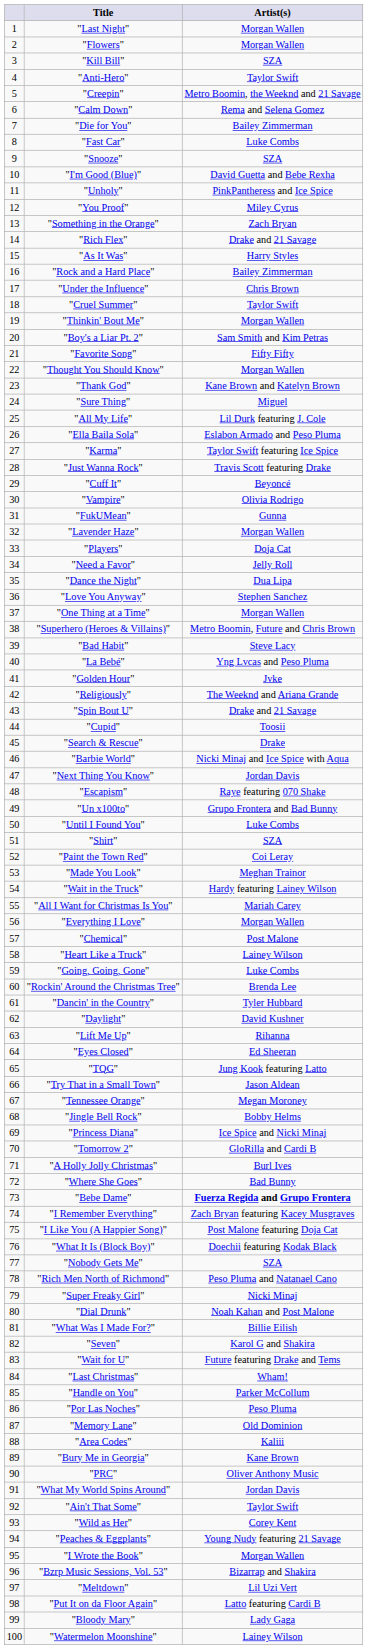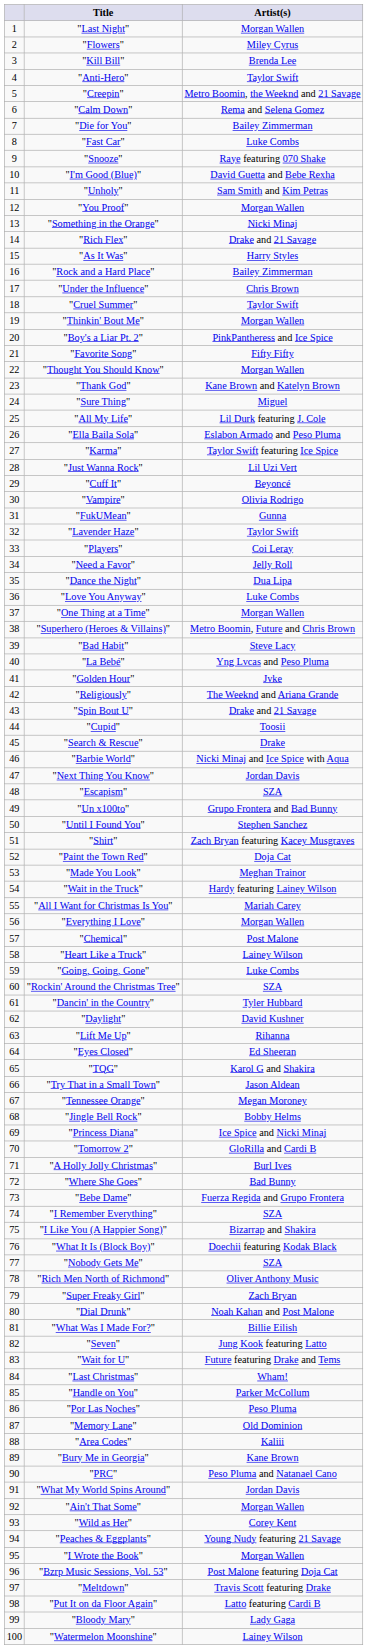(273, 45) Morgan Wallen -> (273, 45) Miley Cyrus
(273, 61) SZA -> (273, 61) Brenda Lee
(273, 158) SZA -> (273, 158) Raye featuring 070 Shake
(273, 191) PinkPantheress and Ice Spice -> (273, 191) Sam Smith and Kim Petras
(273, 207) Miley Cyrus -> (273, 207) Morgan Wallen
(273, 223) Zach Bryan -> (273, 223) Nicki Minaj
(273, 337) Sam Smith and Kim Petras -> (273, 337) PinkPantheress and Ice Spice
(273, 467) Travis Scott featuring Drake -> (273, 467) Lil Uzi Vert
(273, 532) Morgan Wallen -> (273, 532) Taylor Swift
(273, 548) Doja Cat -> (273, 548) Coi Leray
(273, 597) Stephen Sanchez -> (273, 597) Luke Combs
(273, 792) Raye featuring 070 Shake -> (273, 792) SZA
(273, 824) Luke Combs -> (273, 824) Stephen Sanchez
(273, 840) SZA -> (273, 840) Zach Bryan featuring Kacey Musgraves
(273, 857) Coi Leray -> (273, 857) Doja Cat
(273, 987) Brenda Lee -> (273, 987) SZA
(273, 1068) Jung Kook featuring Latto -> (273, 1068) Karol G and Shakira
(273, 1198) bold -> (273, 1198) normal
(273, 1214) Zach Bryan featuring Kacey Musgraves -> (273, 1214) SZA
(273, 1230) Post Malone featuring Doja Cat -> (273, 1230) Bizarrap and Shakira
(273, 1279) Peso Pluma and Natanael Cano -> (273, 1279) Oliver Anthony Music
(273, 1295) Nicki Minaj -> (273, 1295) Zach Bryan
(273, 1344) Karol G and Shakira -> (273, 1344) Jung Kook featuring Latto
(273, 1474) Oliver Anthony Music -> (273, 1474) Peso Pluma and Natanael Cano
(273, 1506) Taylor Swift -> (273, 1506) Morgan Wallen
(273, 1571) Bizarrap and Shakira -> (273, 1571) Post Malone featuring Doja Cat
(273, 1587) Lil Uzi Vert -> (273, 1587) Travis Scott featuring Drake
